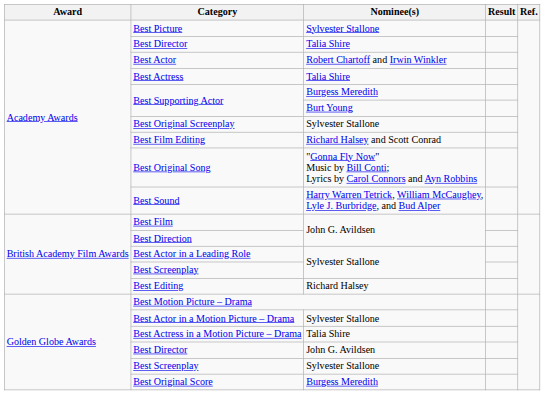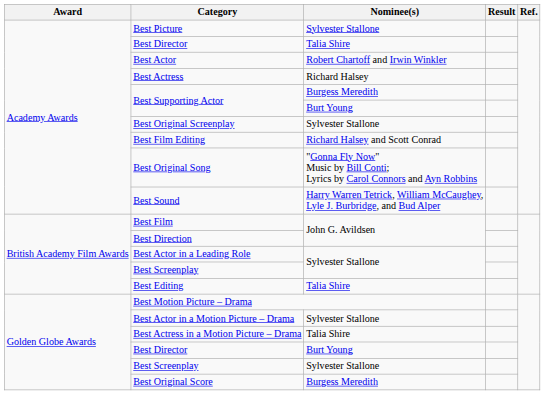(328, 76) Talia Shire -> (337, 76) Richard Halsey
(337, 286) Richard Halsey -> (328, 286) Talia Shire
(341, 350) John G. Avildsen -> (329, 350) Burt Young
